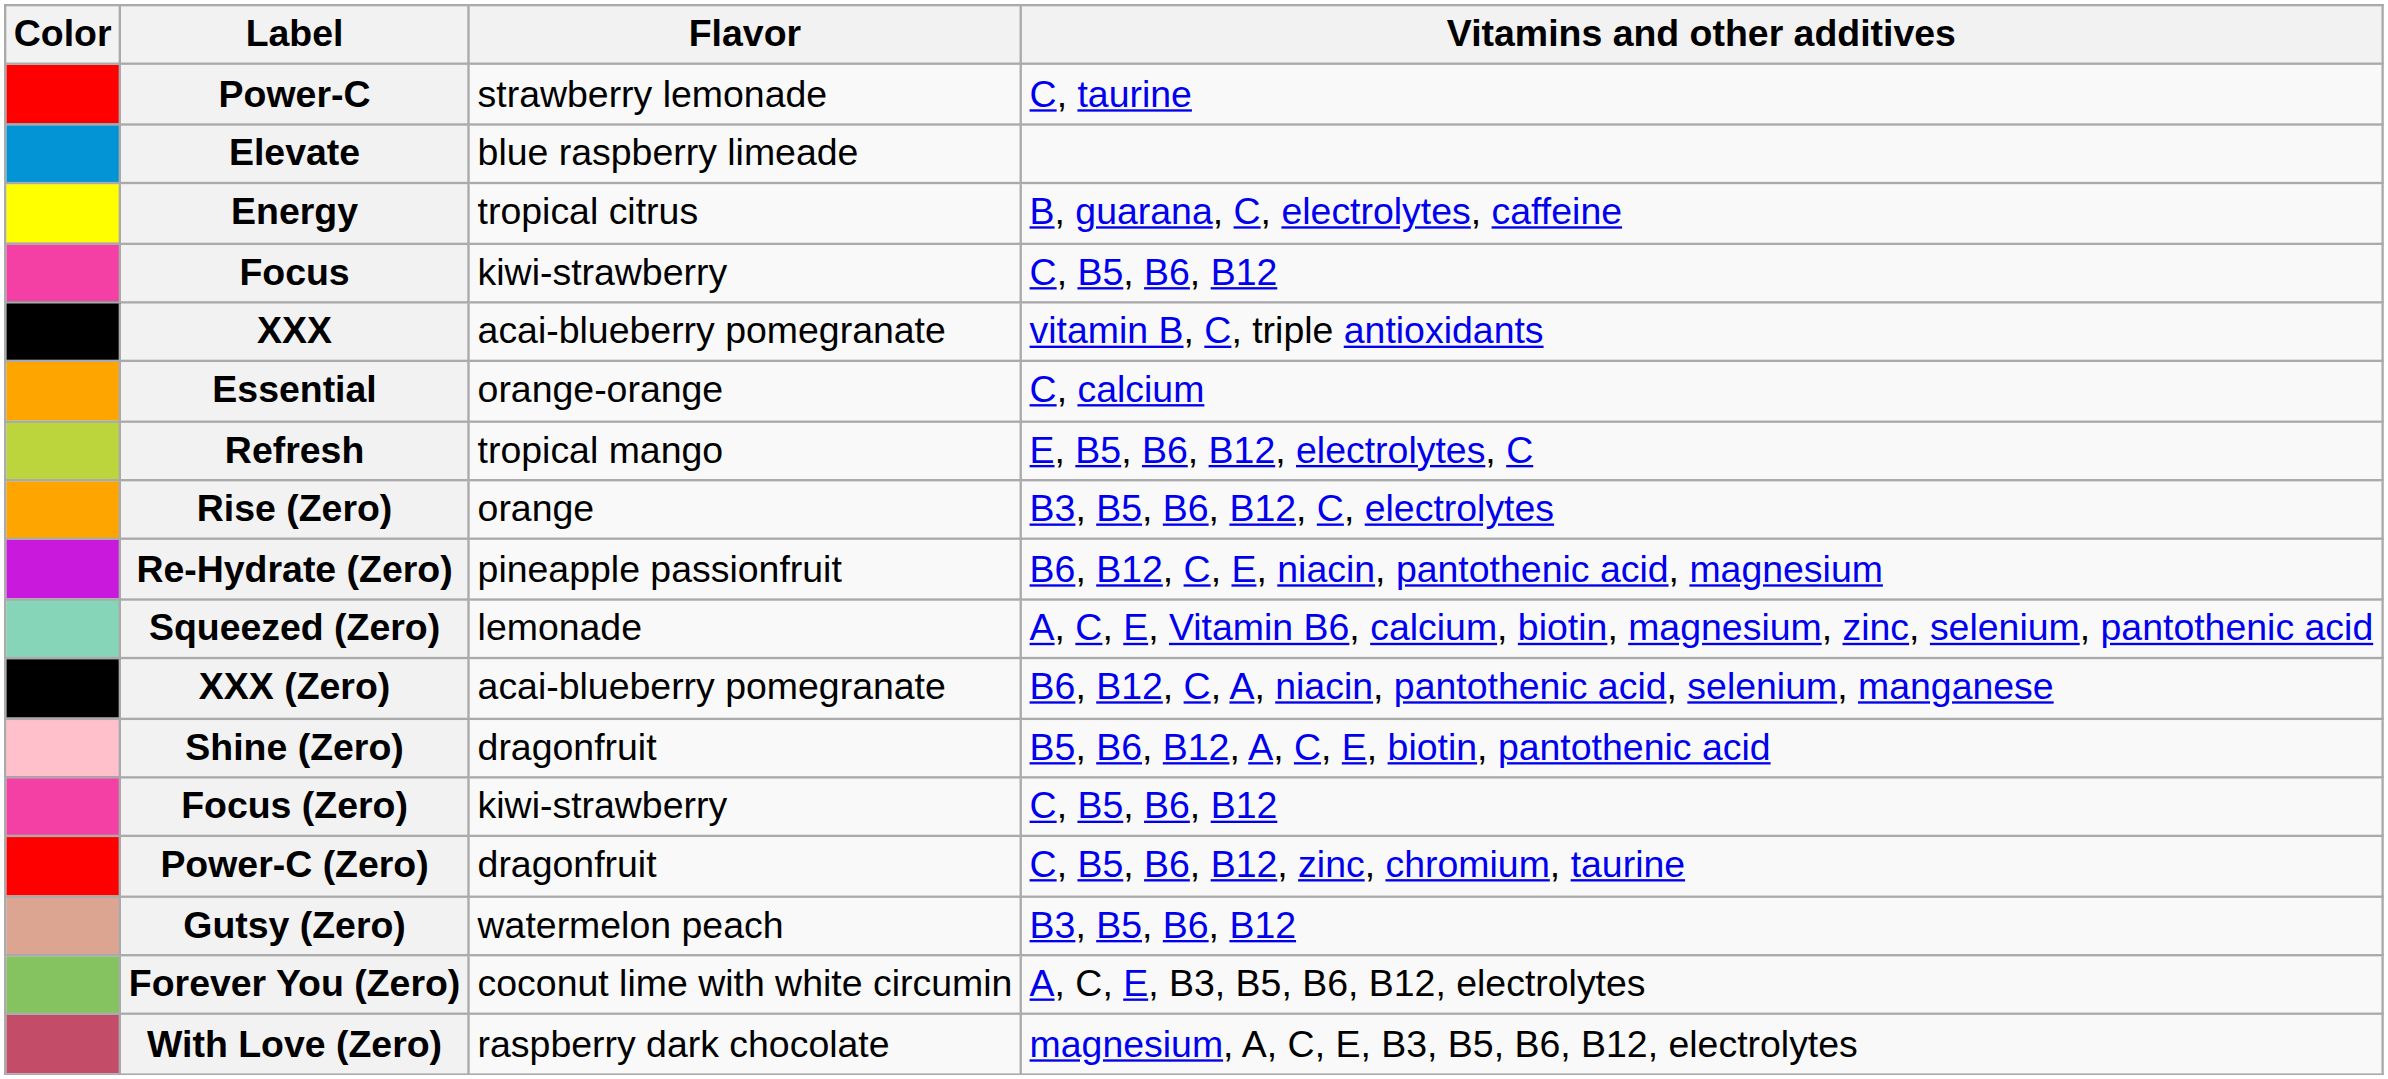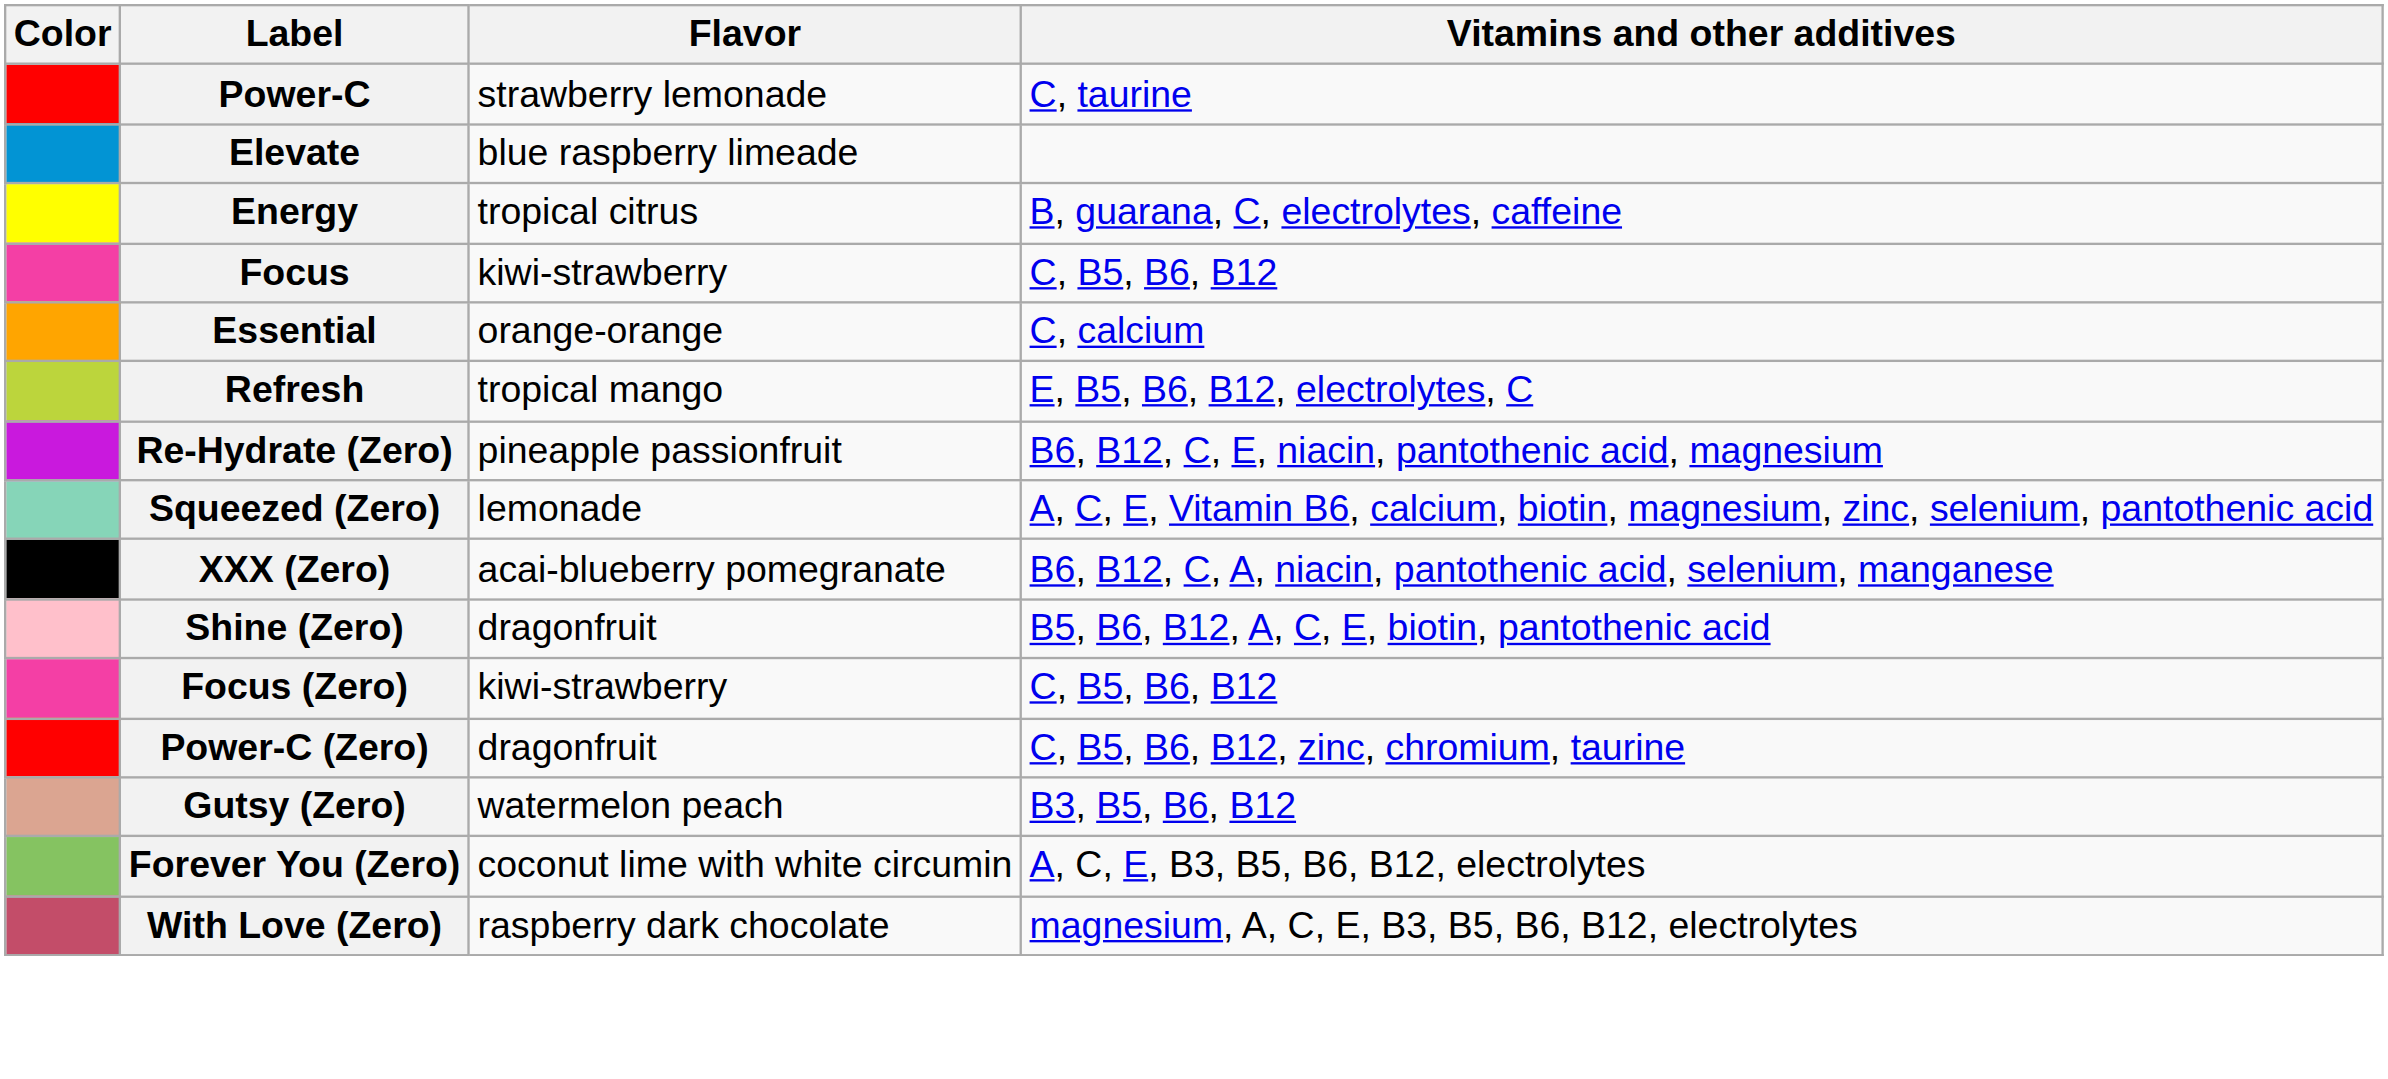- row: (295, 331)
- row: (295, 509)
